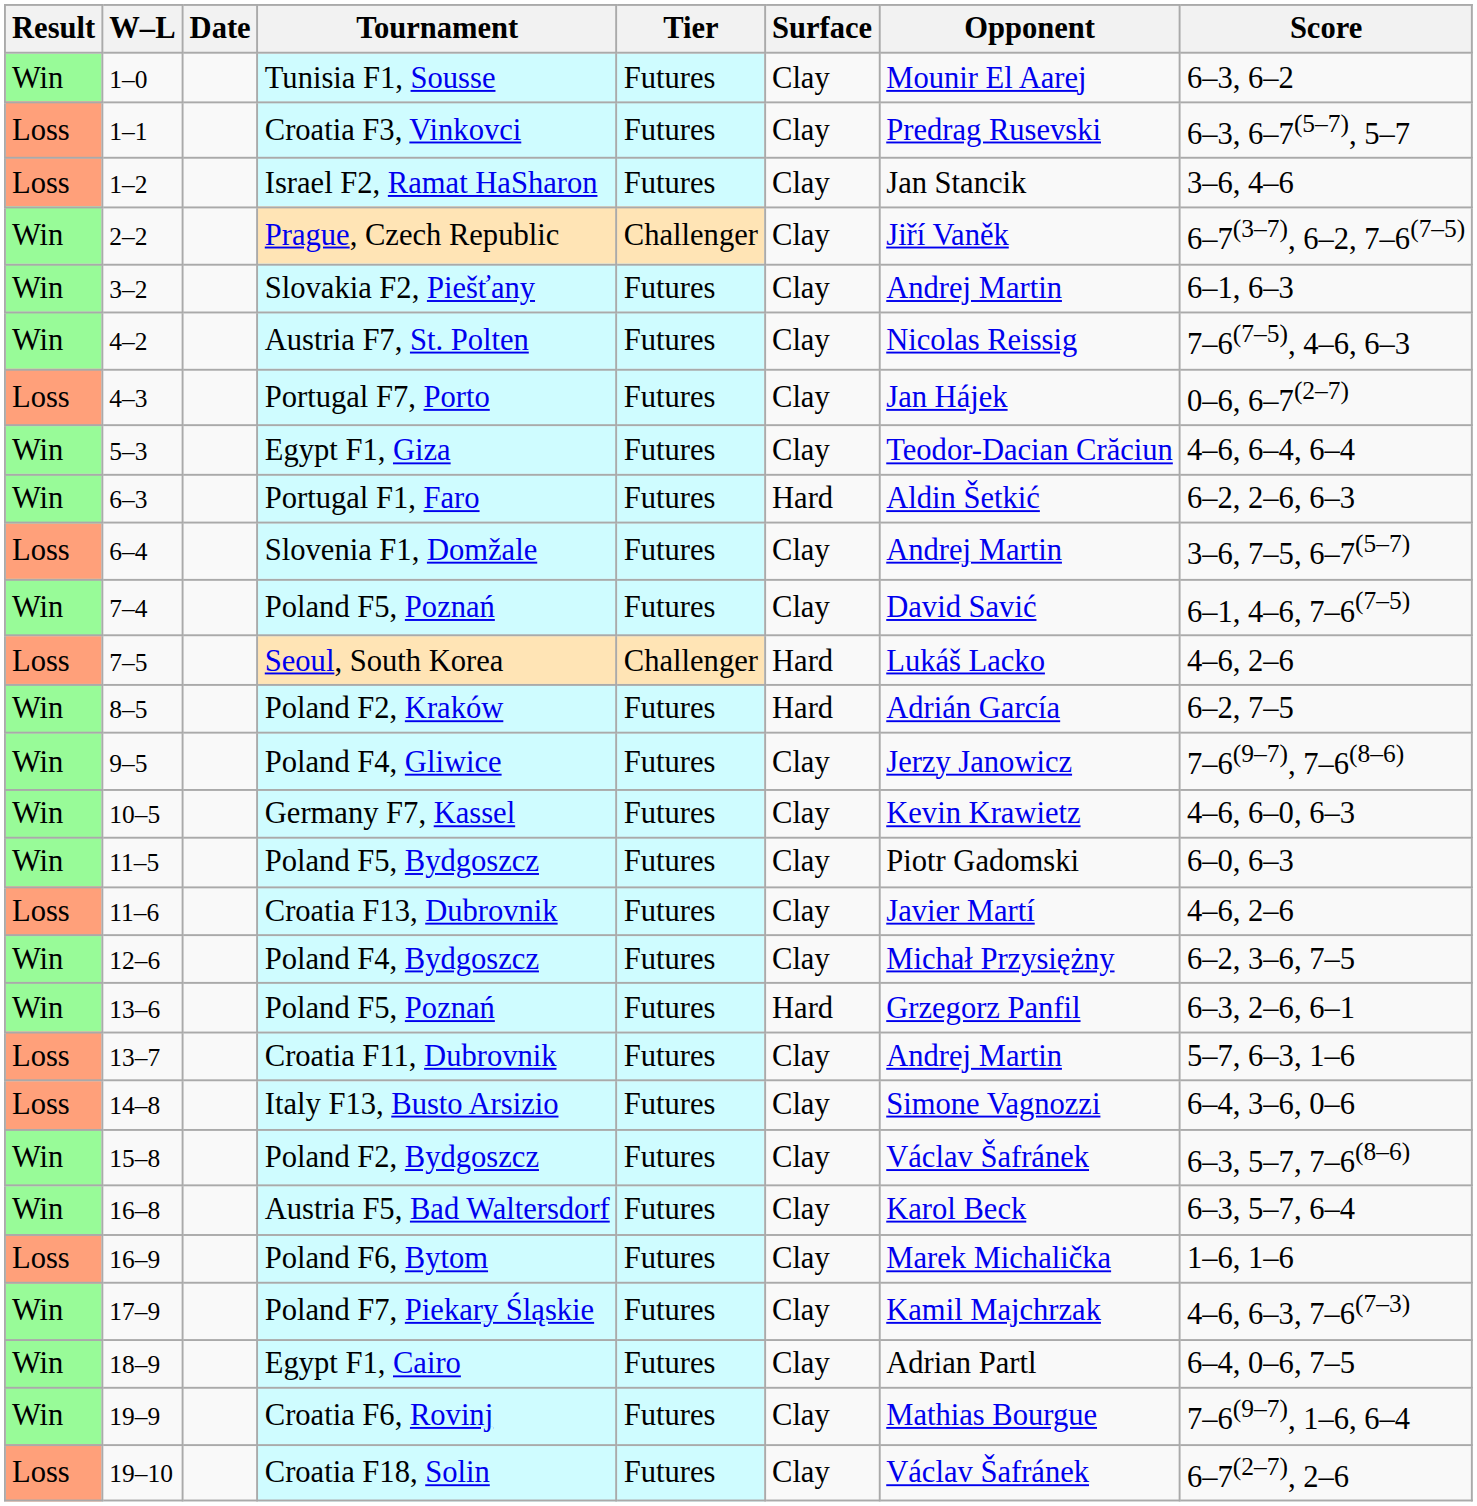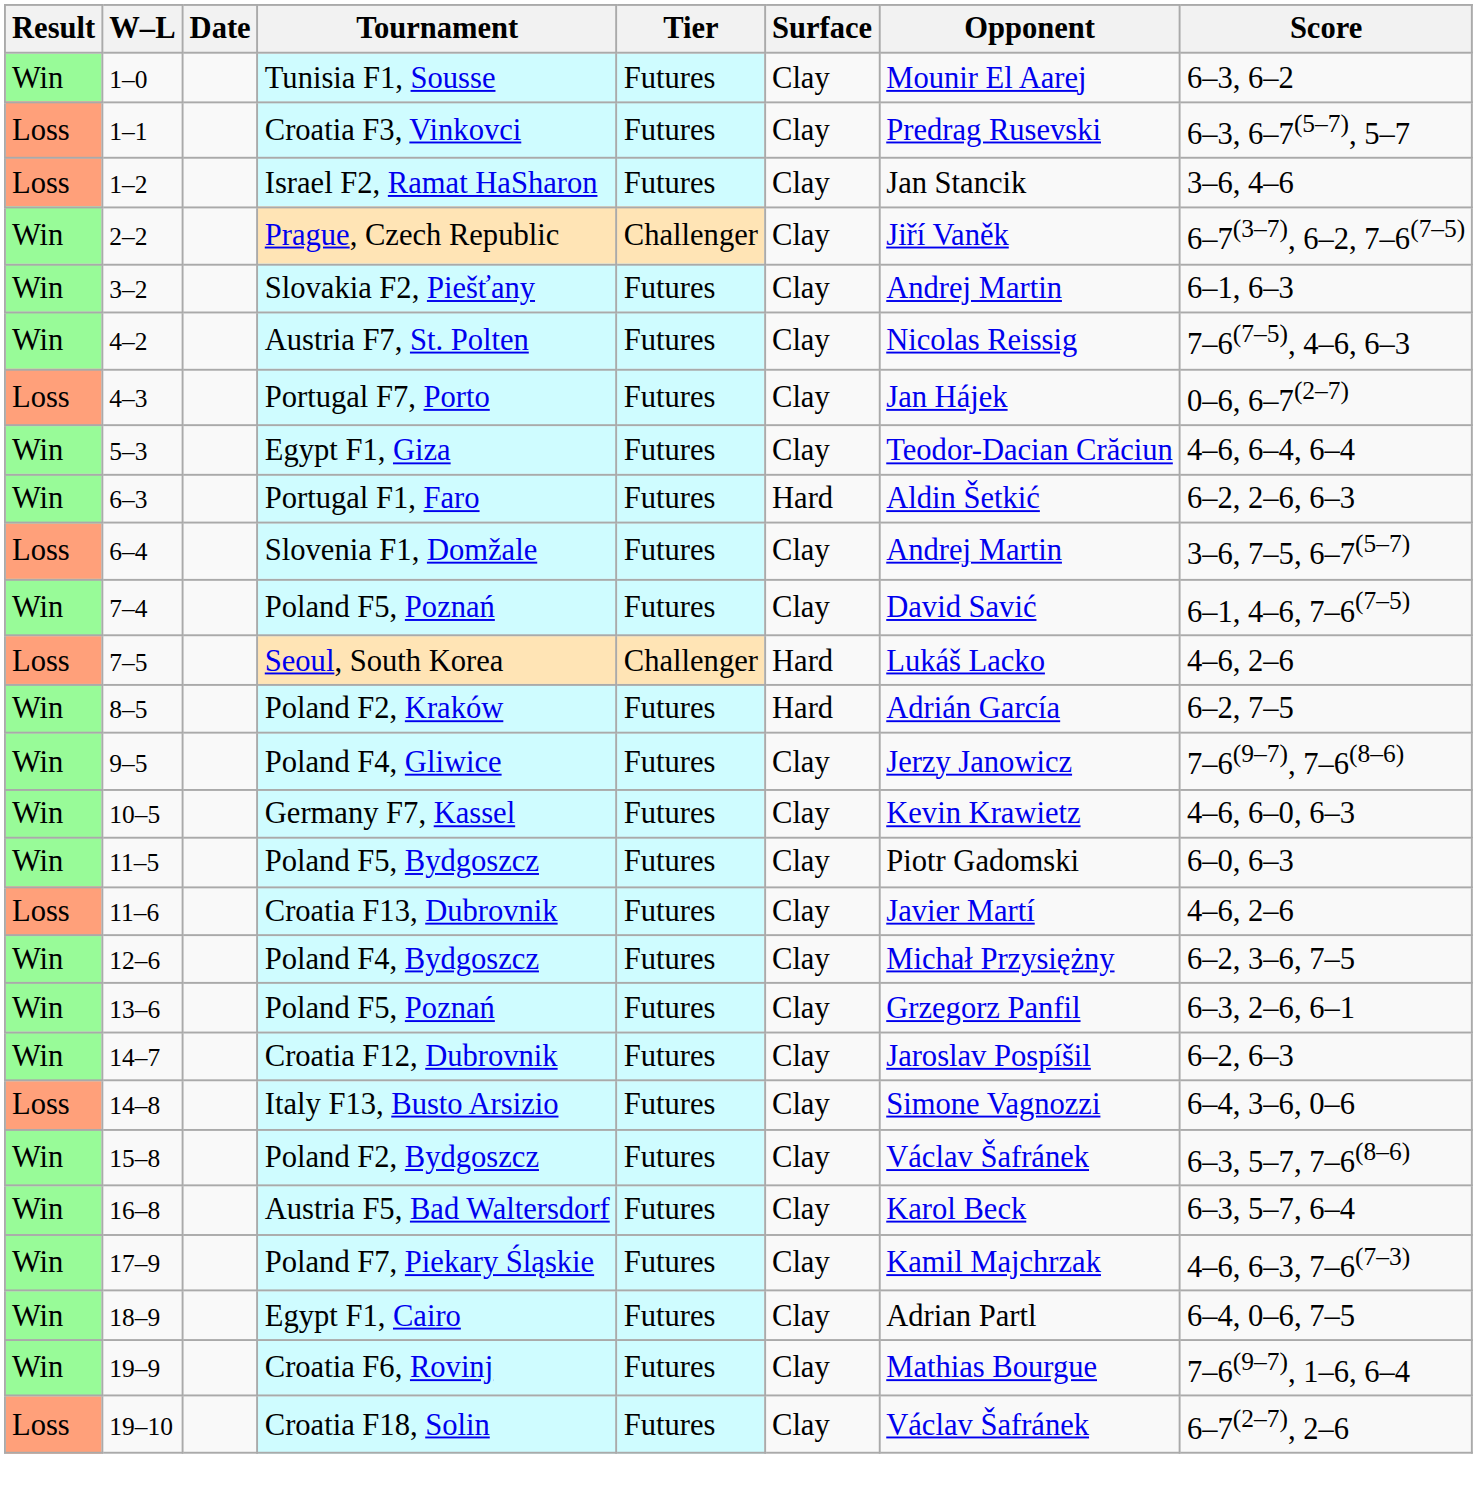(803, 1007) Hard -> (801, 1007) Clay
- row: (135, 1057)
+ row: (135, 1057)
- row: (135, 1259)
